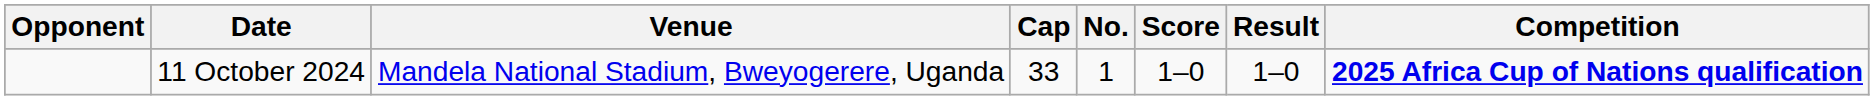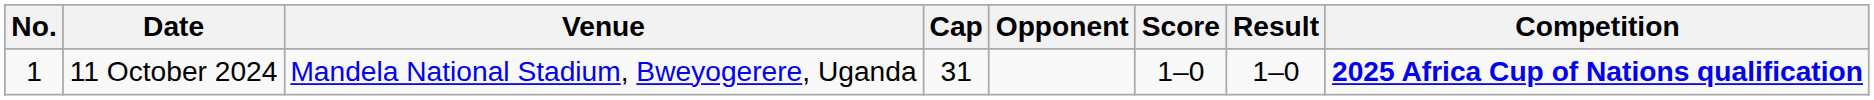columns swapped: (1106, 26) <-> (78, 26)
(1044, 71) 33 -> (956, 71) 31
